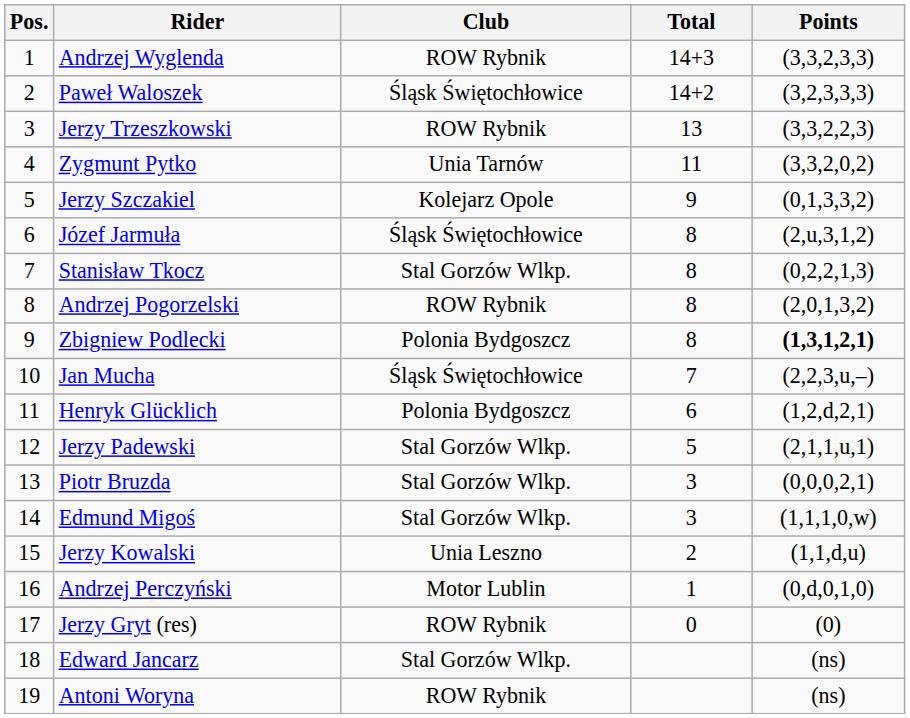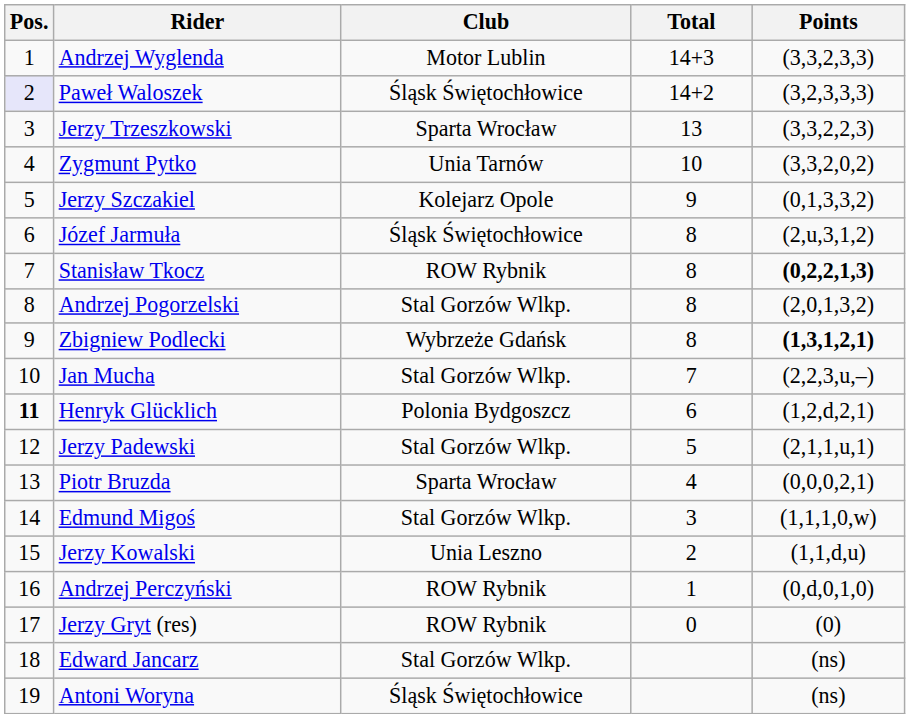(486, 57) ROW Rybnik -> (486, 57) Motor Lublin
(29, 92) no background -> (29, 92) lavender background
(486, 128) ROW Rybnik -> (486, 128) Sparta Wrocław
(691, 163) 11 -> (691, 163) 10
(486, 270) Stal Gorzów Wlkp. -> (486, 270) ROW Rybnik
(828, 270) normal -> (828, 270) bold
(486, 305) ROW Rybnik -> (486, 305) Stal Gorzów Wlkp.
(486, 340) Polonia Bydgoszcz -> (486, 340) Wybrzeże Gdańsk
(486, 376) Śląsk Świętochłowice -> (486, 376) Stal Gorzów Wlkp.
(29, 411) normal -> (29, 411) bold
(486, 482) Stal Gorzów Wlkp. -> (486, 482) Sparta Wrocław
(691, 482) 3 -> (691, 482) 4
(486, 588) Motor Lublin -> (486, 588) ROW Rybnik
(486, 695) ROW Rybnik -> (486, 695) Śląsk Świętochłowice
